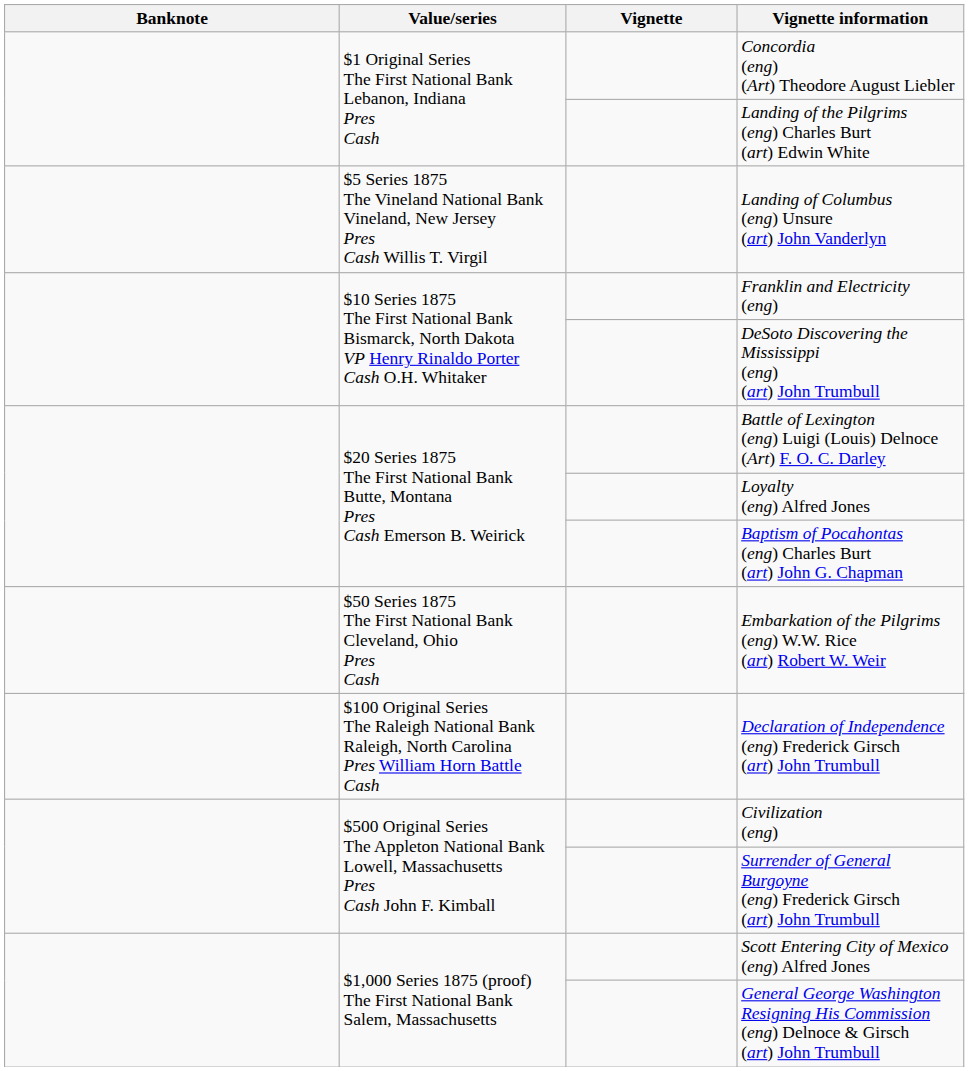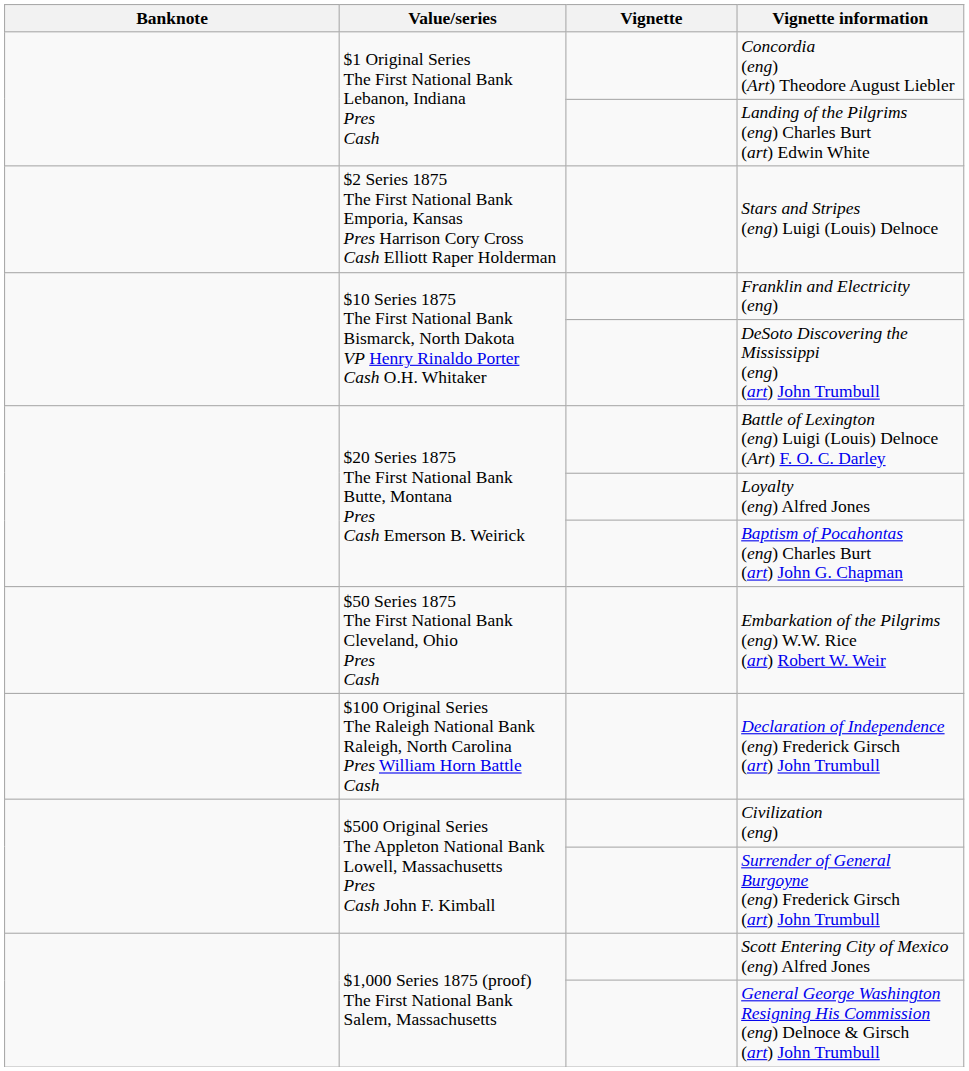+ row: (840, 219)
- row: (817, 219)
